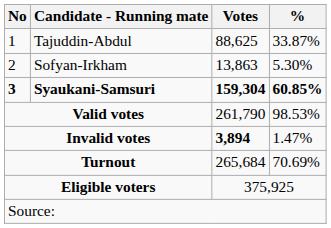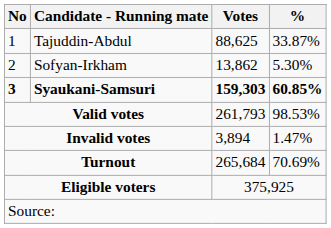(237, 65) 13,863 -> (237, 65) 13,862
(240, 89) 159,304 -> (240, 89) 159,303
(240, 114) 261,790 -> (240, 114) 261,793
(233, 138) bold -> (233, 138) normal
